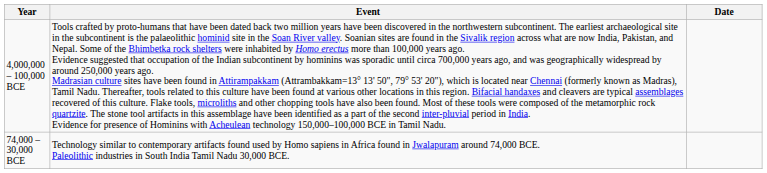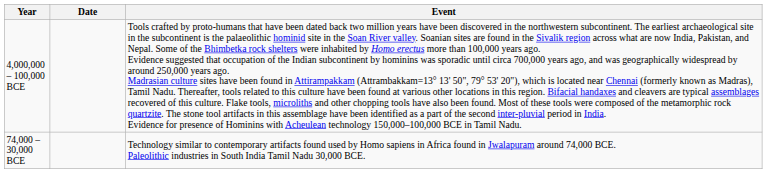columns swapped: (724, 12) <-> (368, 12)
